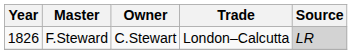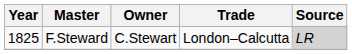(23, 37) 1826 -> (23, 37) 1825
